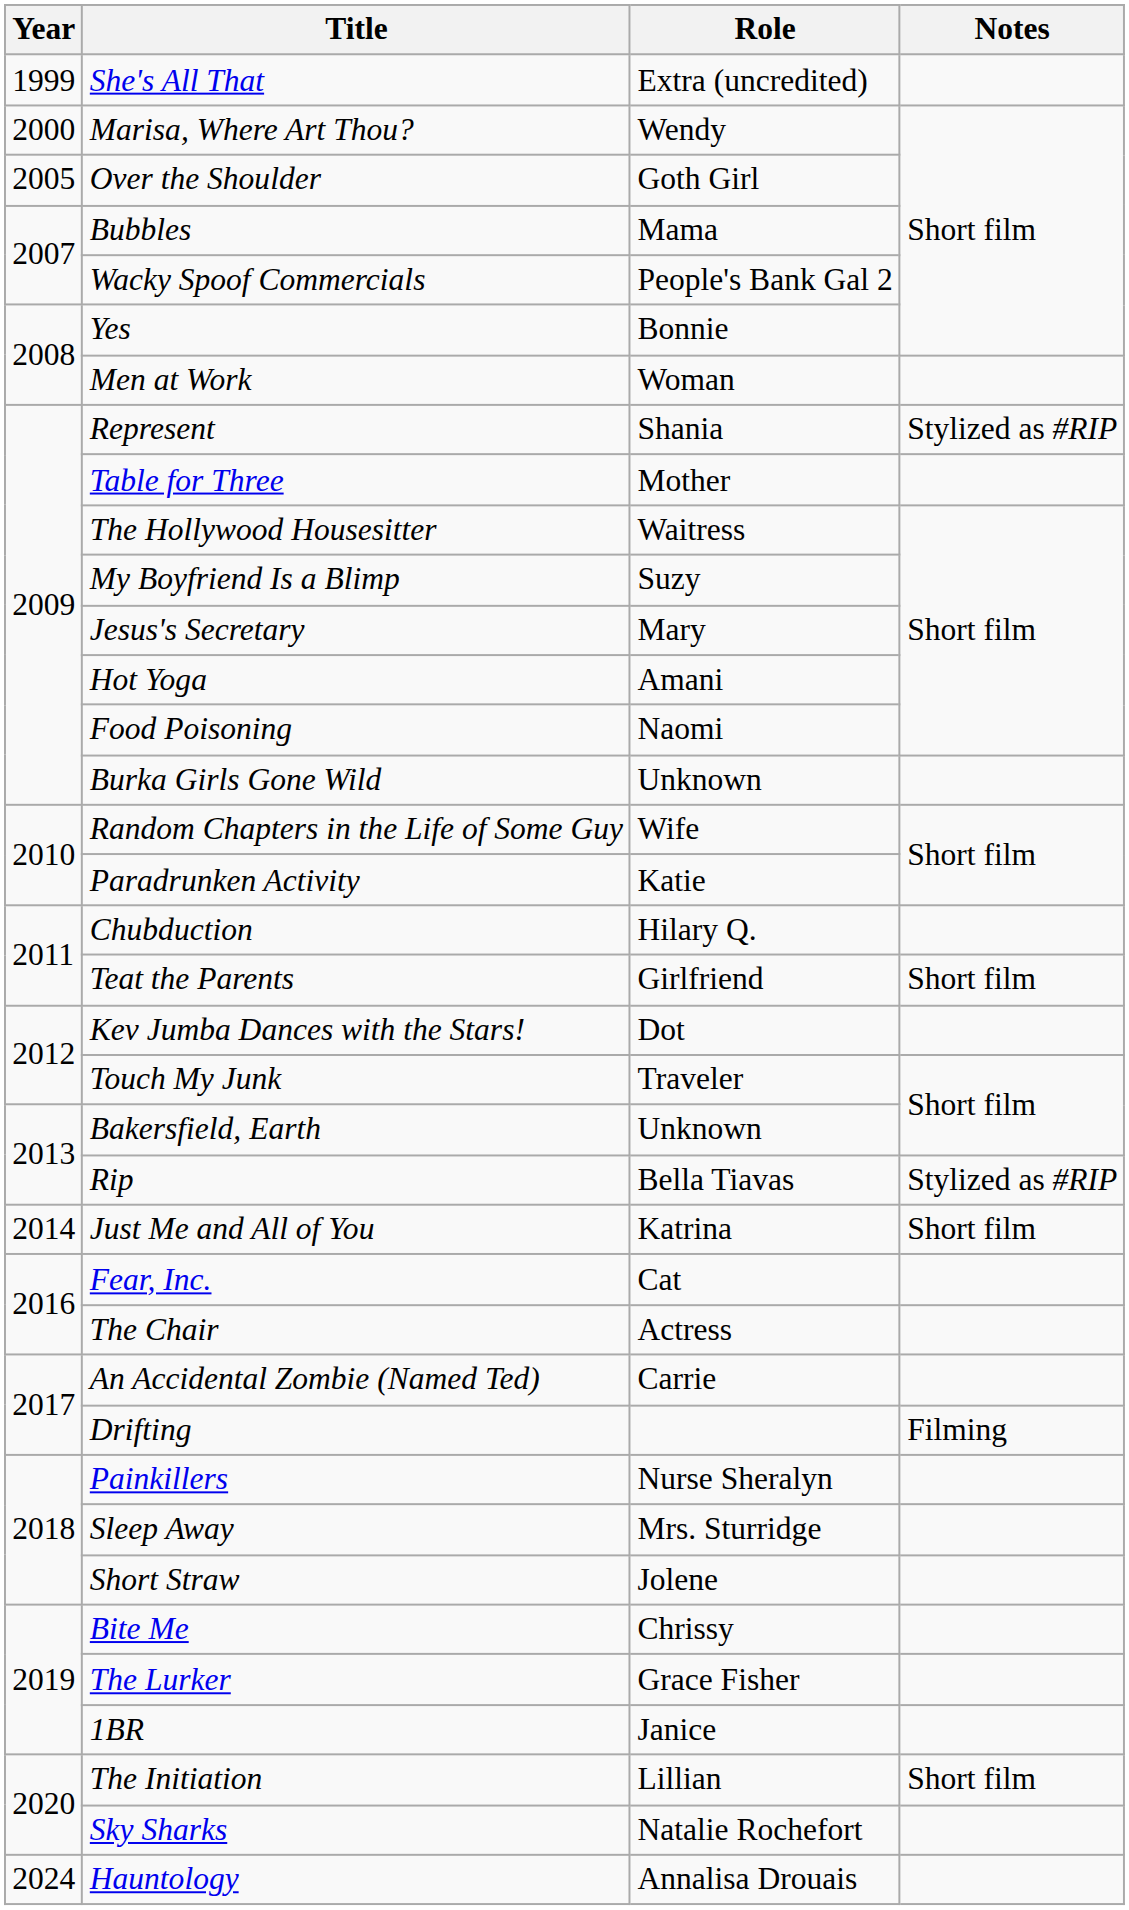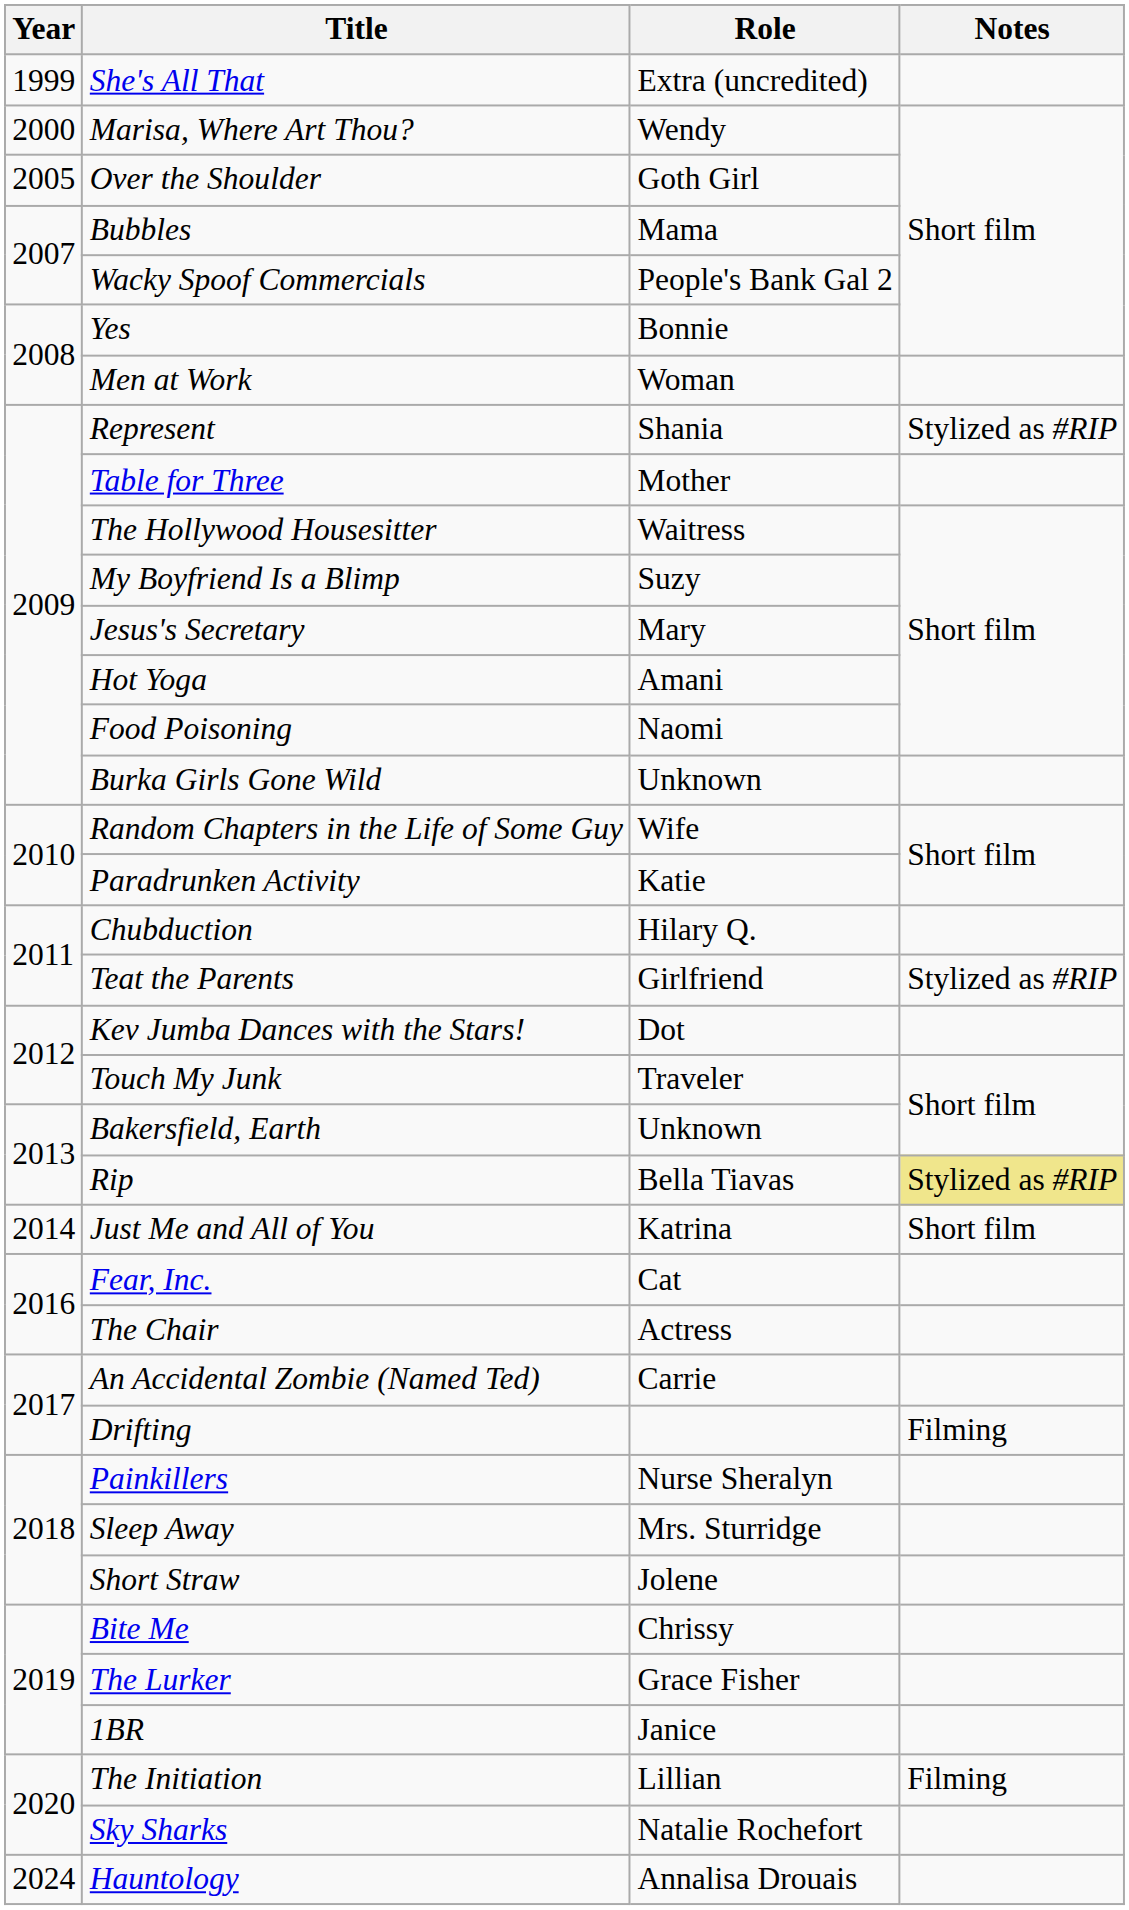(972, 979) Short film -> (1012, 979) Stylized as #RIP
(1012, 1179) no background -> (1012, 1179) khaki background
(972, 1779) Short film -> (957, 1779) Filming
